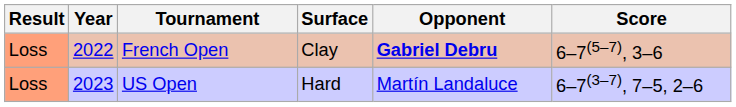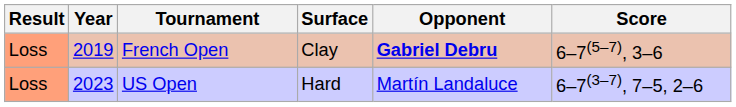(93, 50) 2022 -> (93, 50) 2019
